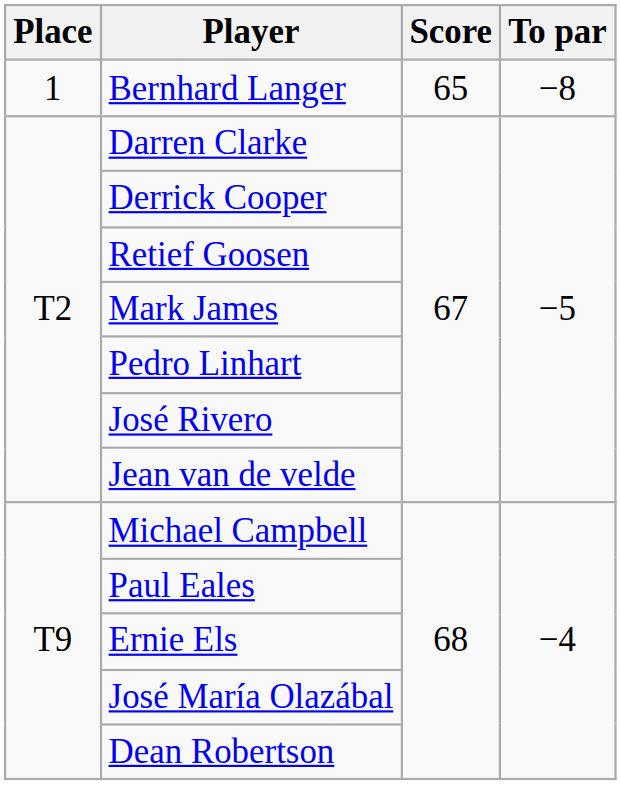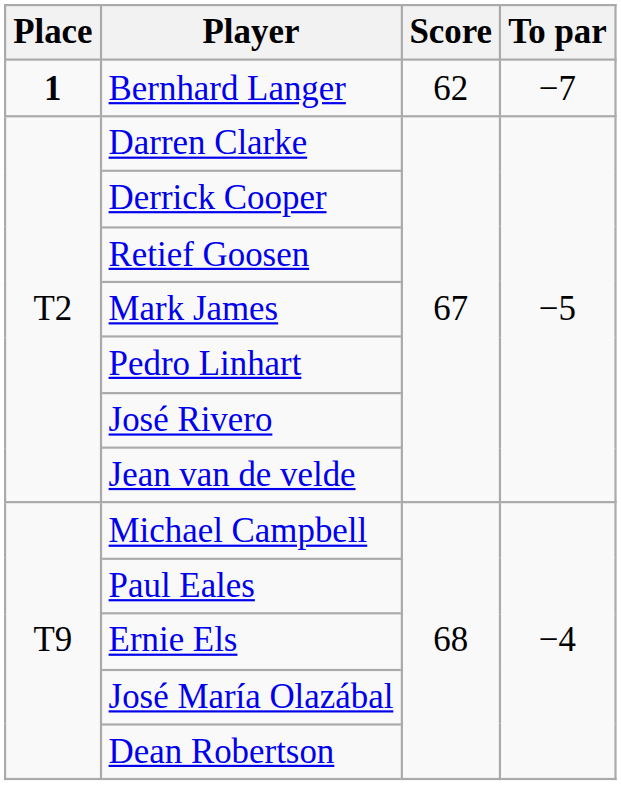(53, 87) normal -> (53, 87) bold
(451, 87) 65 -> (451, 87) 62
(557, 87) −8 -> (557, 87) −7
